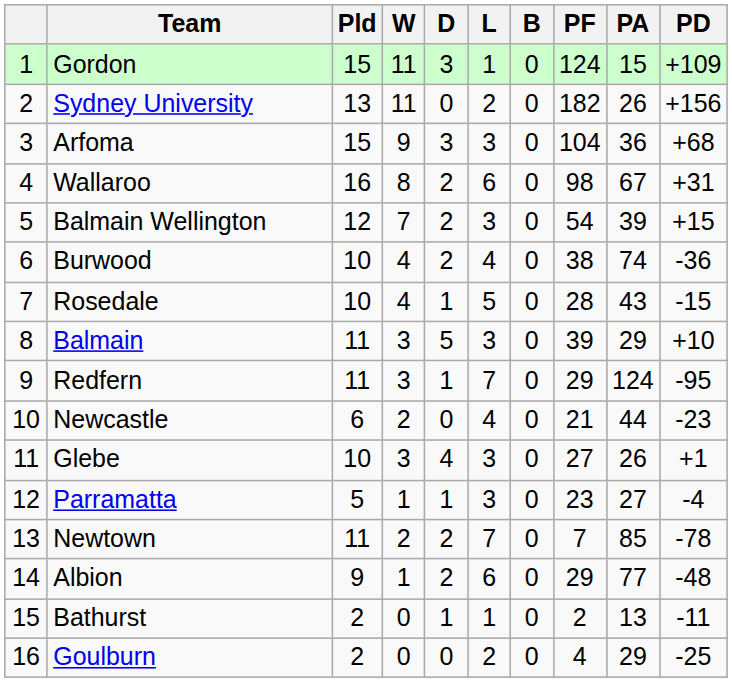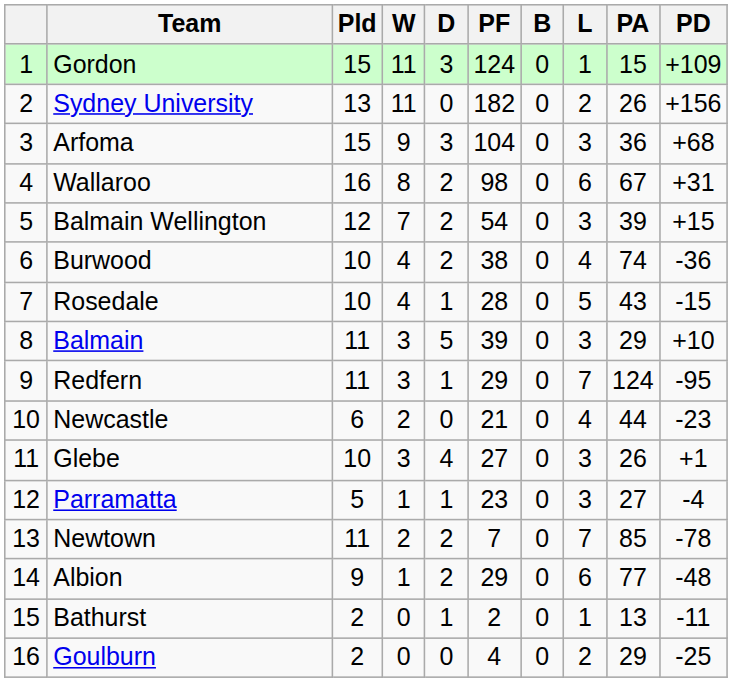columns swapped: (489, 24) <-> (580, 24)
